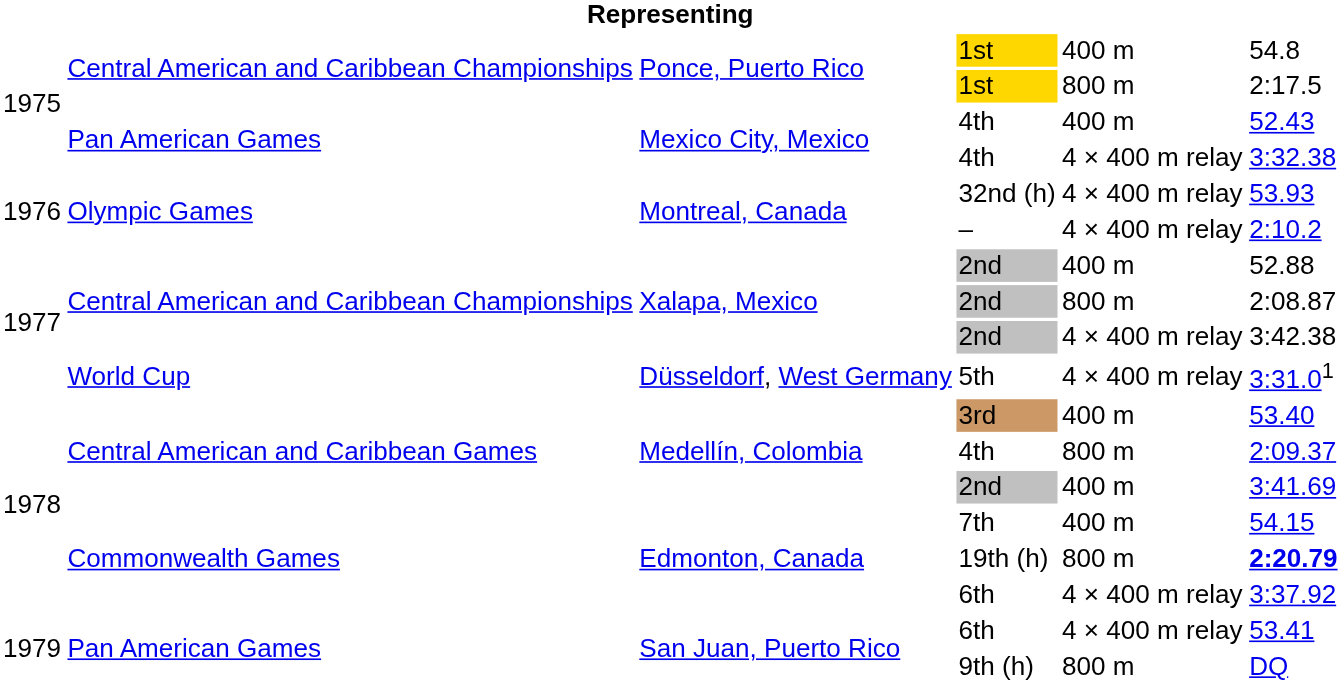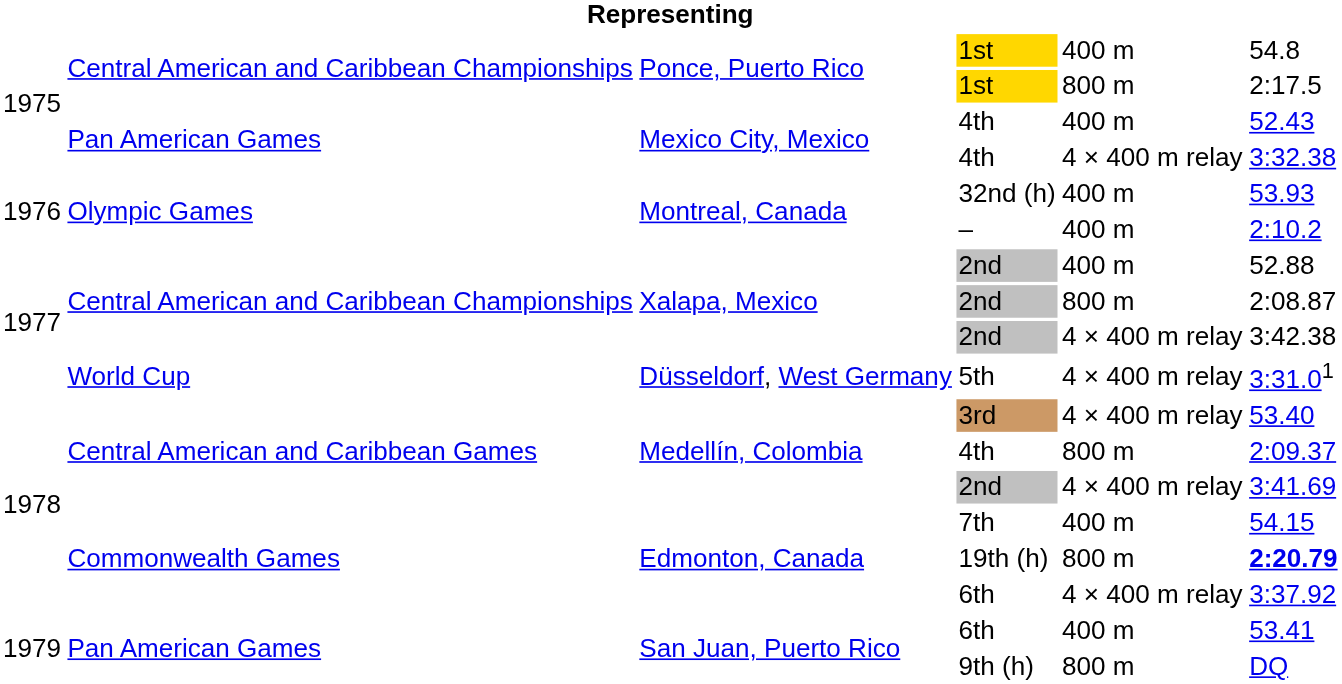(1152, 193) 4 × 400 m relay -> (1098, 193) 400 m
(1152, 229) 4 × 400 m relay -> (1098, 229) 400 m
(1098, 415) 400 m -> (1152, 415) 4 × 400 m relay
(1098, 487) 400 m -> (1152, 487) 4 × 400 m relay
(1152, 630) 4 × 400 m relay -> (1098, 630) 400 m
